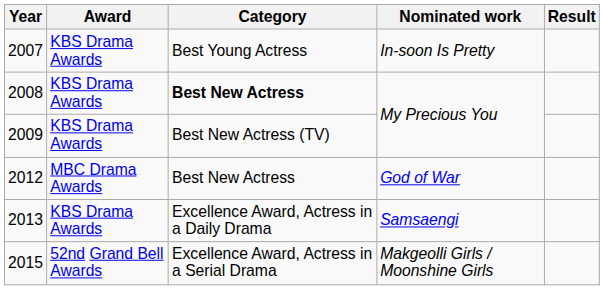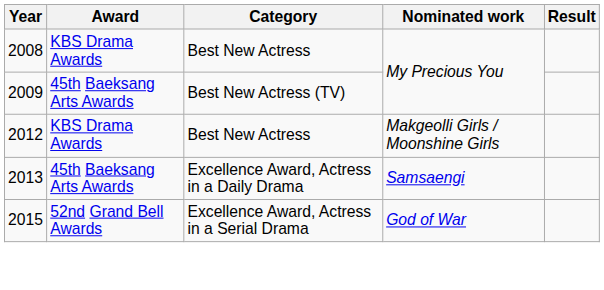- row: (26, 50)
(238, 93) bold -> (249, 50) normal
(92, 135) KBS Drama Awards -> (103, 93) 45th Baeksang Arts Awards
(93, 178) MBC Drama Awards -> (92, 135) KBS Drama Awards
(420, 178) God of War -> (443, 135) Makgeolli Girls / Moonshine Girls
(92, 220) KBS Drama Awards -> (103, 178) 45th Baeksang Arts Awards
(437, 263) Makgeolli Girls / Moonshine Girls -> (426, 220) God of War
